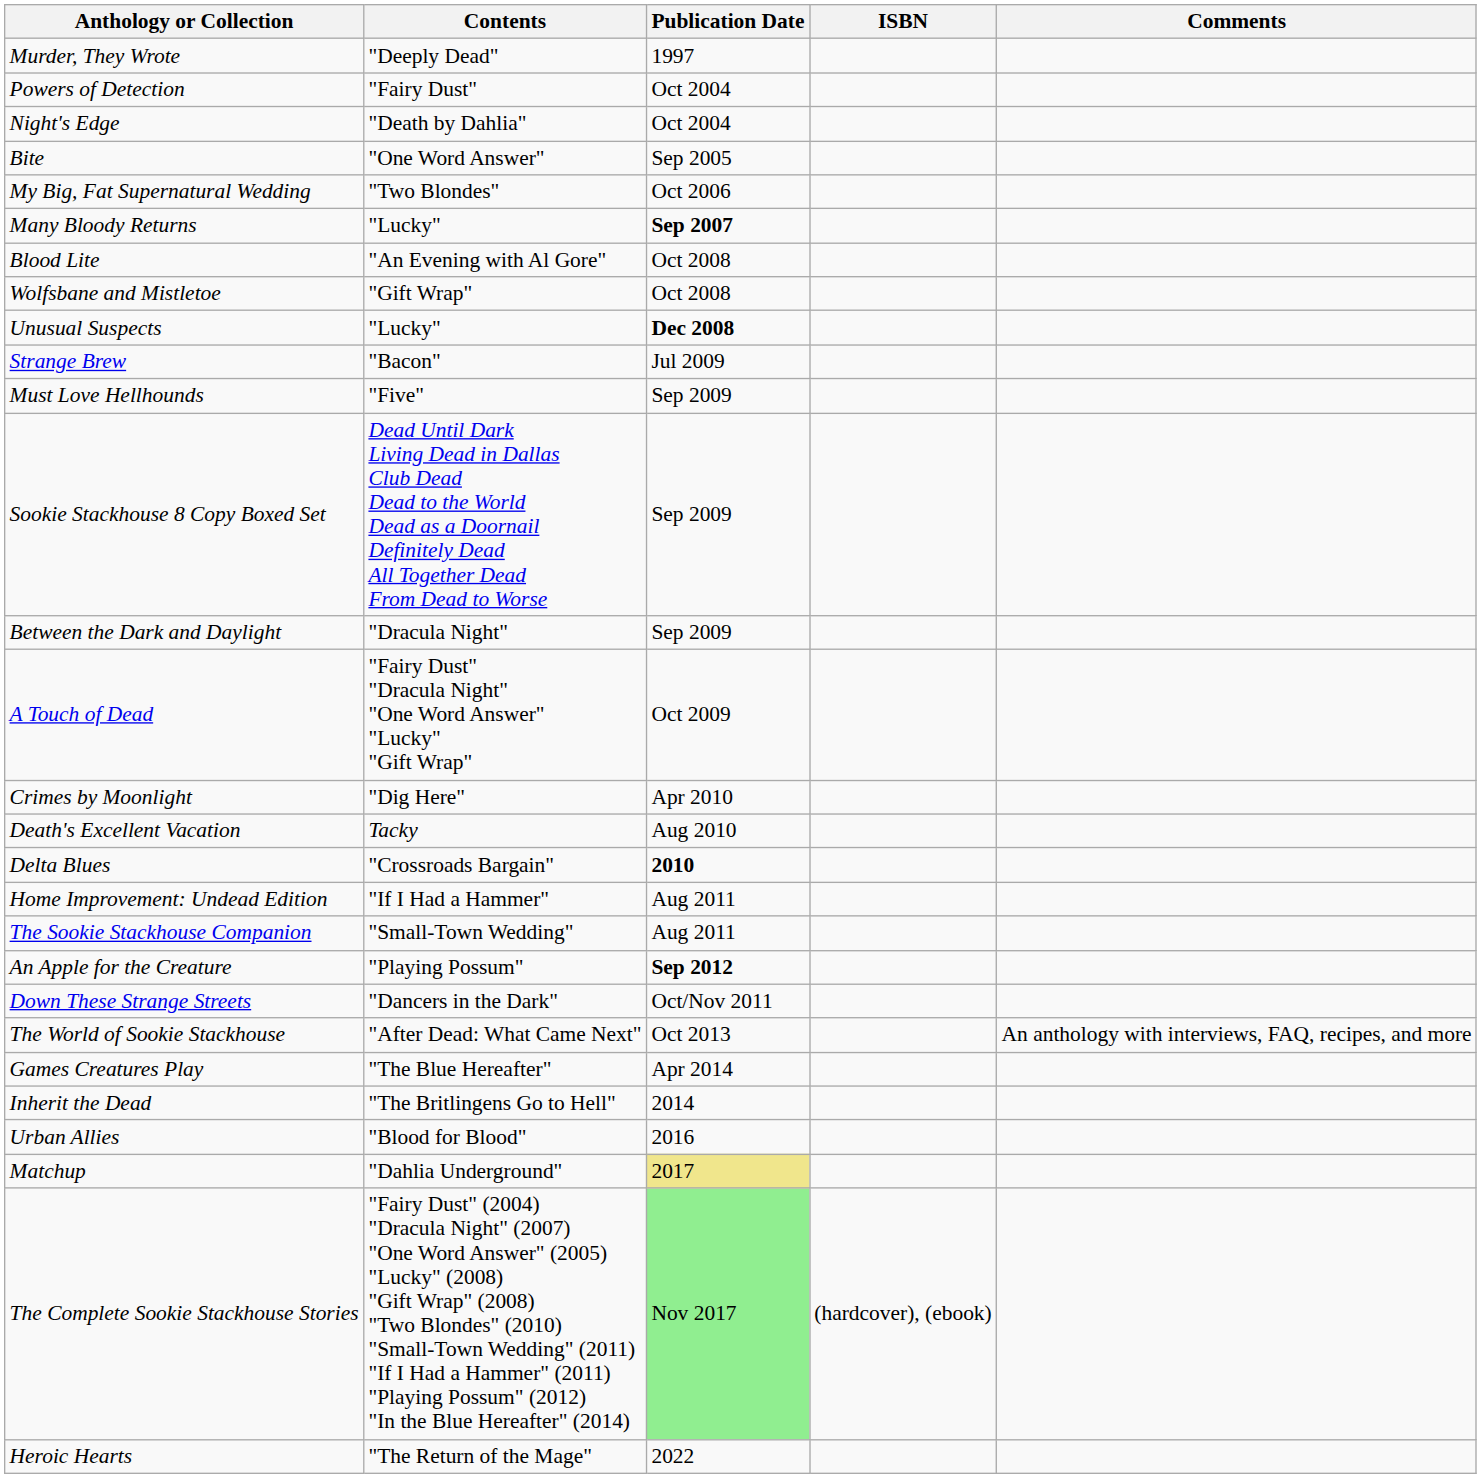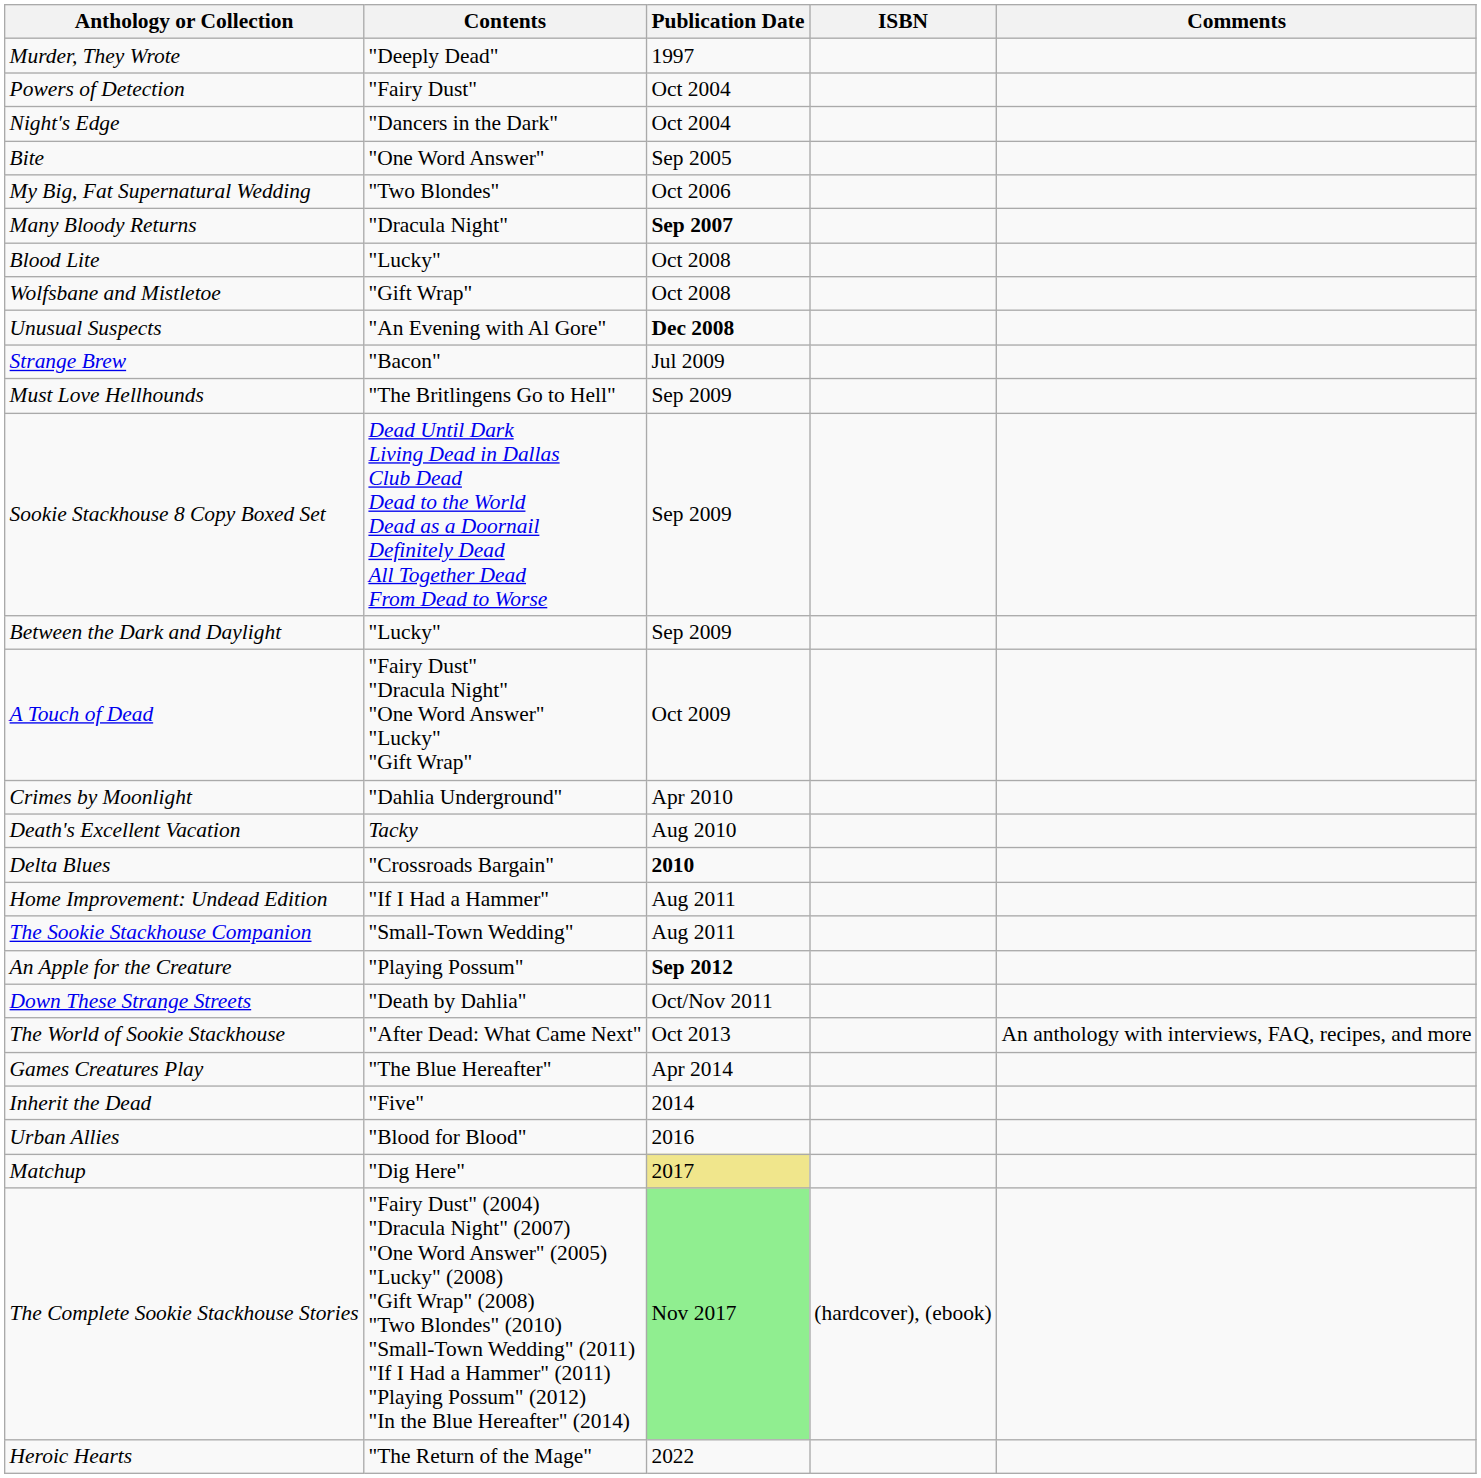(447, 123) "Death by Dahlia" -> (463, 123) "Dancers in the Dark"
(405, 225) "Lucky" -> (438, 225) "Dracula Night"
(487, 259) "An Evening with Al Gore" -> (405, 259) "Lucky"
(405, 327) "Lucky" -> (487, 327) "An Evening with Al Gore"
(396, 395) "Five" -> (492, 395) "The Britlingens Go to Hell"
(438, 632) "Dracula Night" -> (405, 632) "Lucky"
(417, 796) "Dig Here" -> (465, 796) "Dahlia Underground"
(463, 1000) "Dancers in the Dark" -> (447, 1000) "Death by Dahlia"
(492, 1102) "The Britlingens Go to Hell" -> (396, 1102) "Five"
(465, 1170) "Dahlia Underground" -> (417, 1170) "Dig Here"
